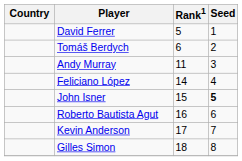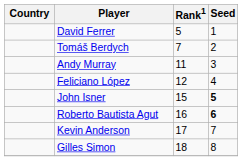(178, 48) 6 -> (178, 48) 7
(181, 81) 14 -> (181, 81) 12
(214, 114) normal -> (214, 114) bold
